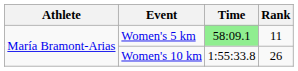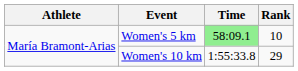(276, 35) 11 -> (276, 35) 10
(276, 56) 26 -> (276, 56) 29
